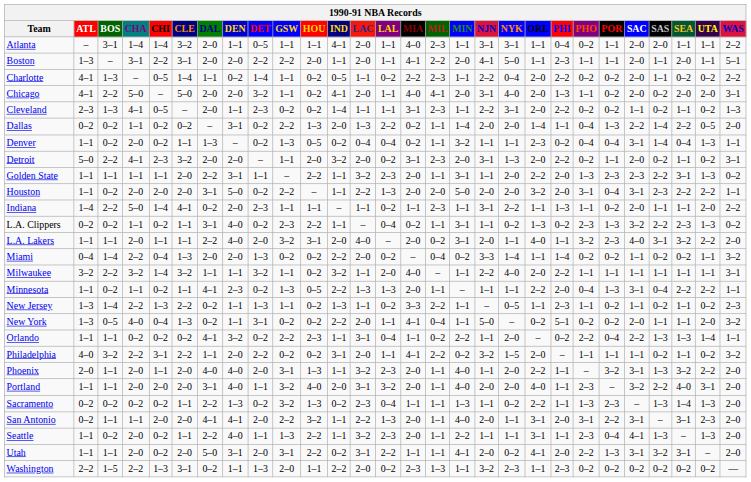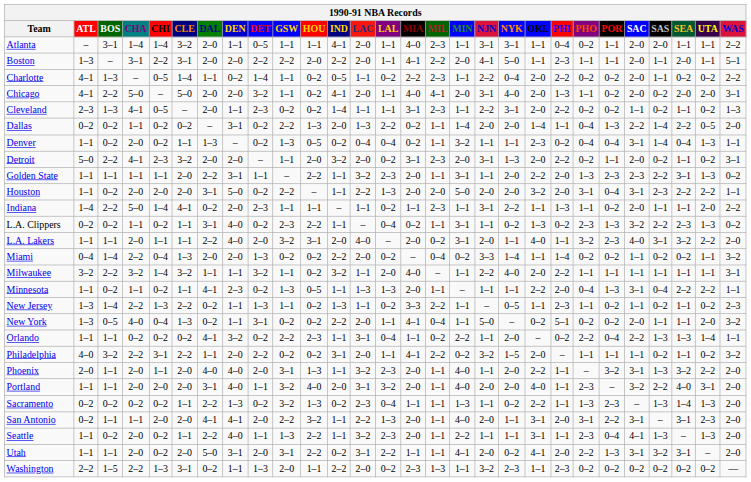(339, 61) 1–1 -> (339, 61) 2–2
(339, 289) 2–2 -> (339, 289) 1–1
